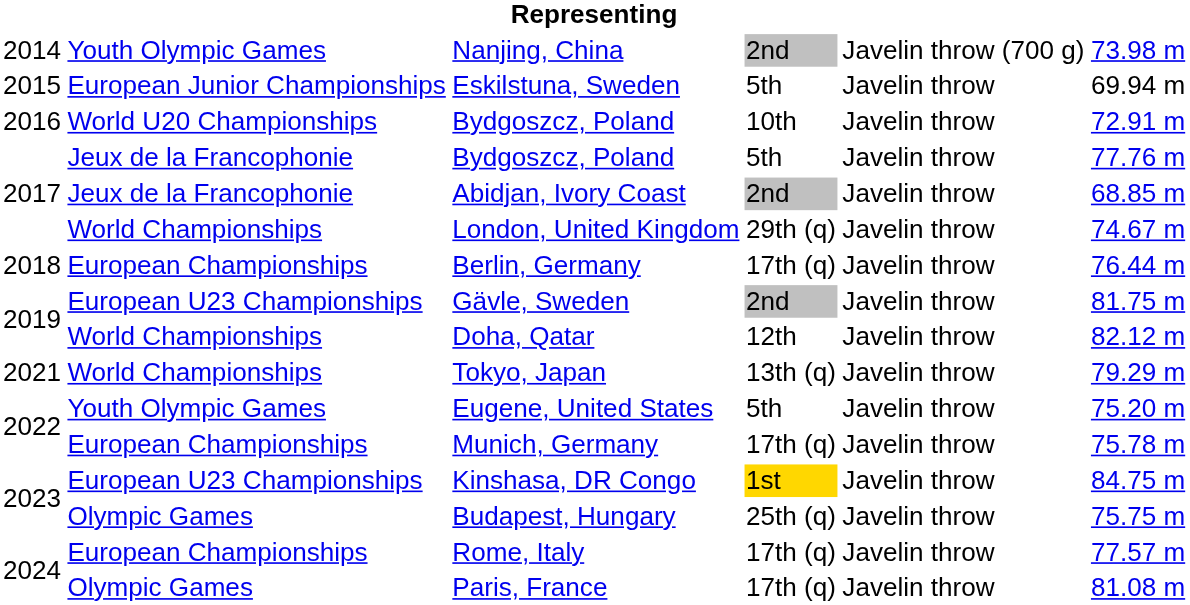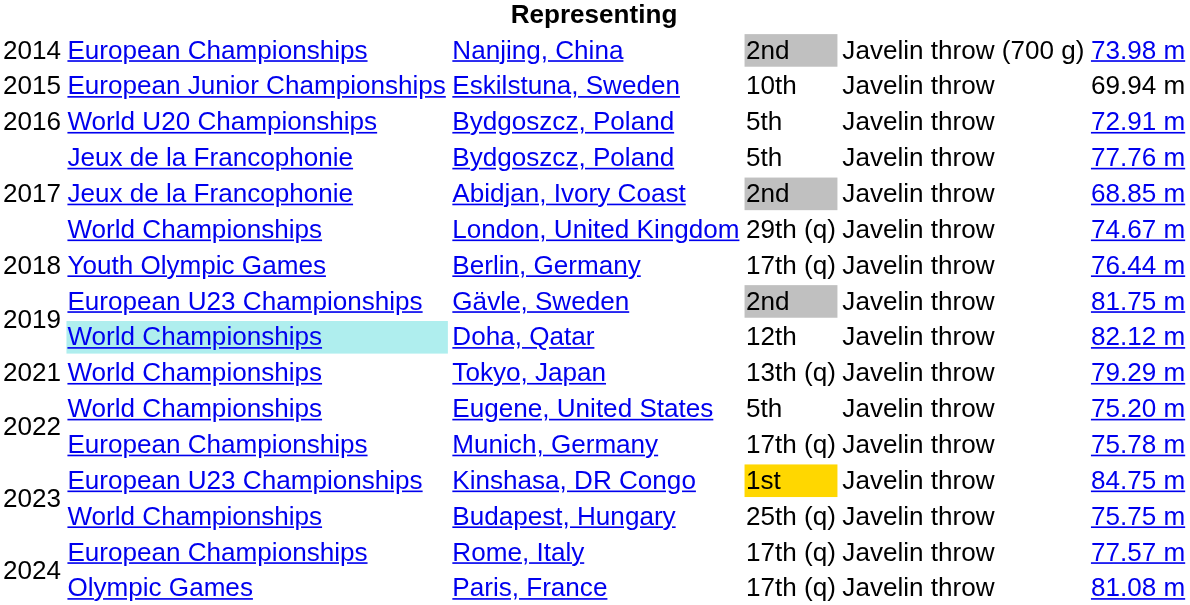(197, 50) Youth Olympic Games -> (217, 50) European Championships
(764, 85) 5th -> (771, 85) 10th
(771, 121) 10th -> (764, 121) 5th
(217, 265) European Championships -> (197, 265) Youth Olympic Games
(195, 336) no background -> (195, 336) paleturquoise background
(197, 408) Youth Olympic Games -> (195, 408) World Championships
(160, 516) Olympic Games -> (195, 516) World Championships
